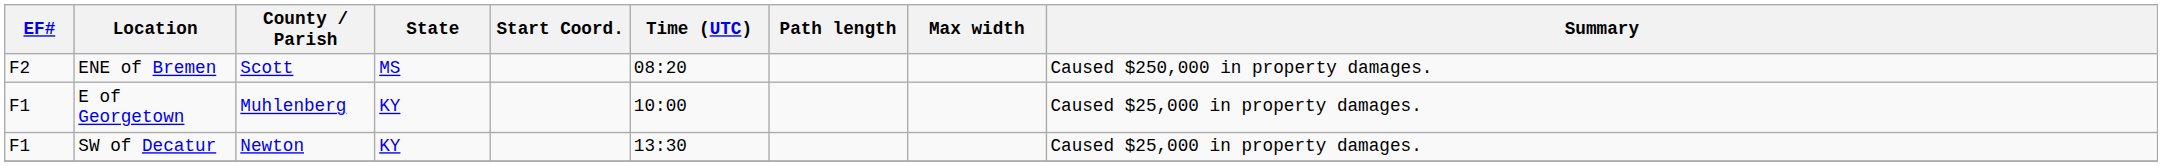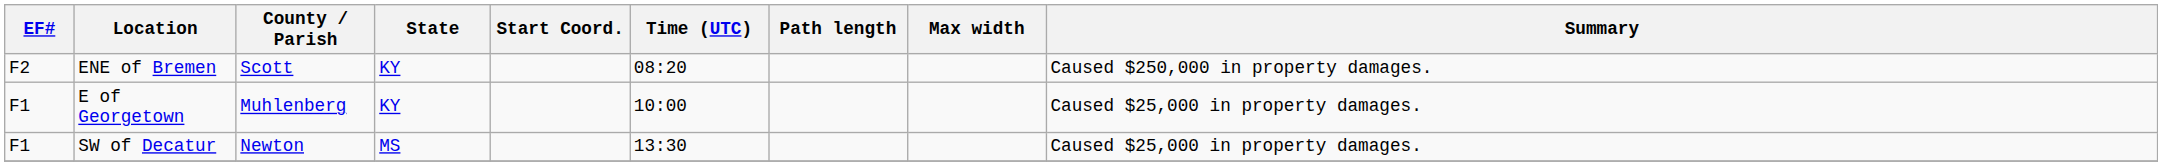(390, 68) MS -> (390, 68) KY
(390, 146) KY -> (390, 146) MS
